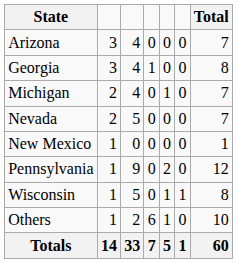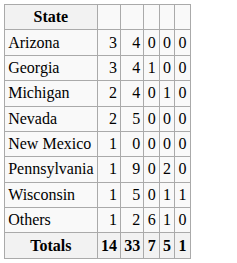- column: (211, 17)
